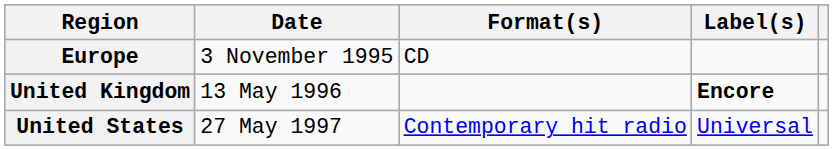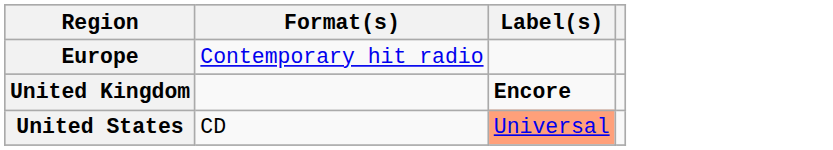- column: (297, 22)
(417, 57) CD -> (342, 57) Contemporary hit radio
(545, 127) Contemporary hit radio -> (213, 127) CD
(755, 127) no background -> (552, 127) lightsalmon background
